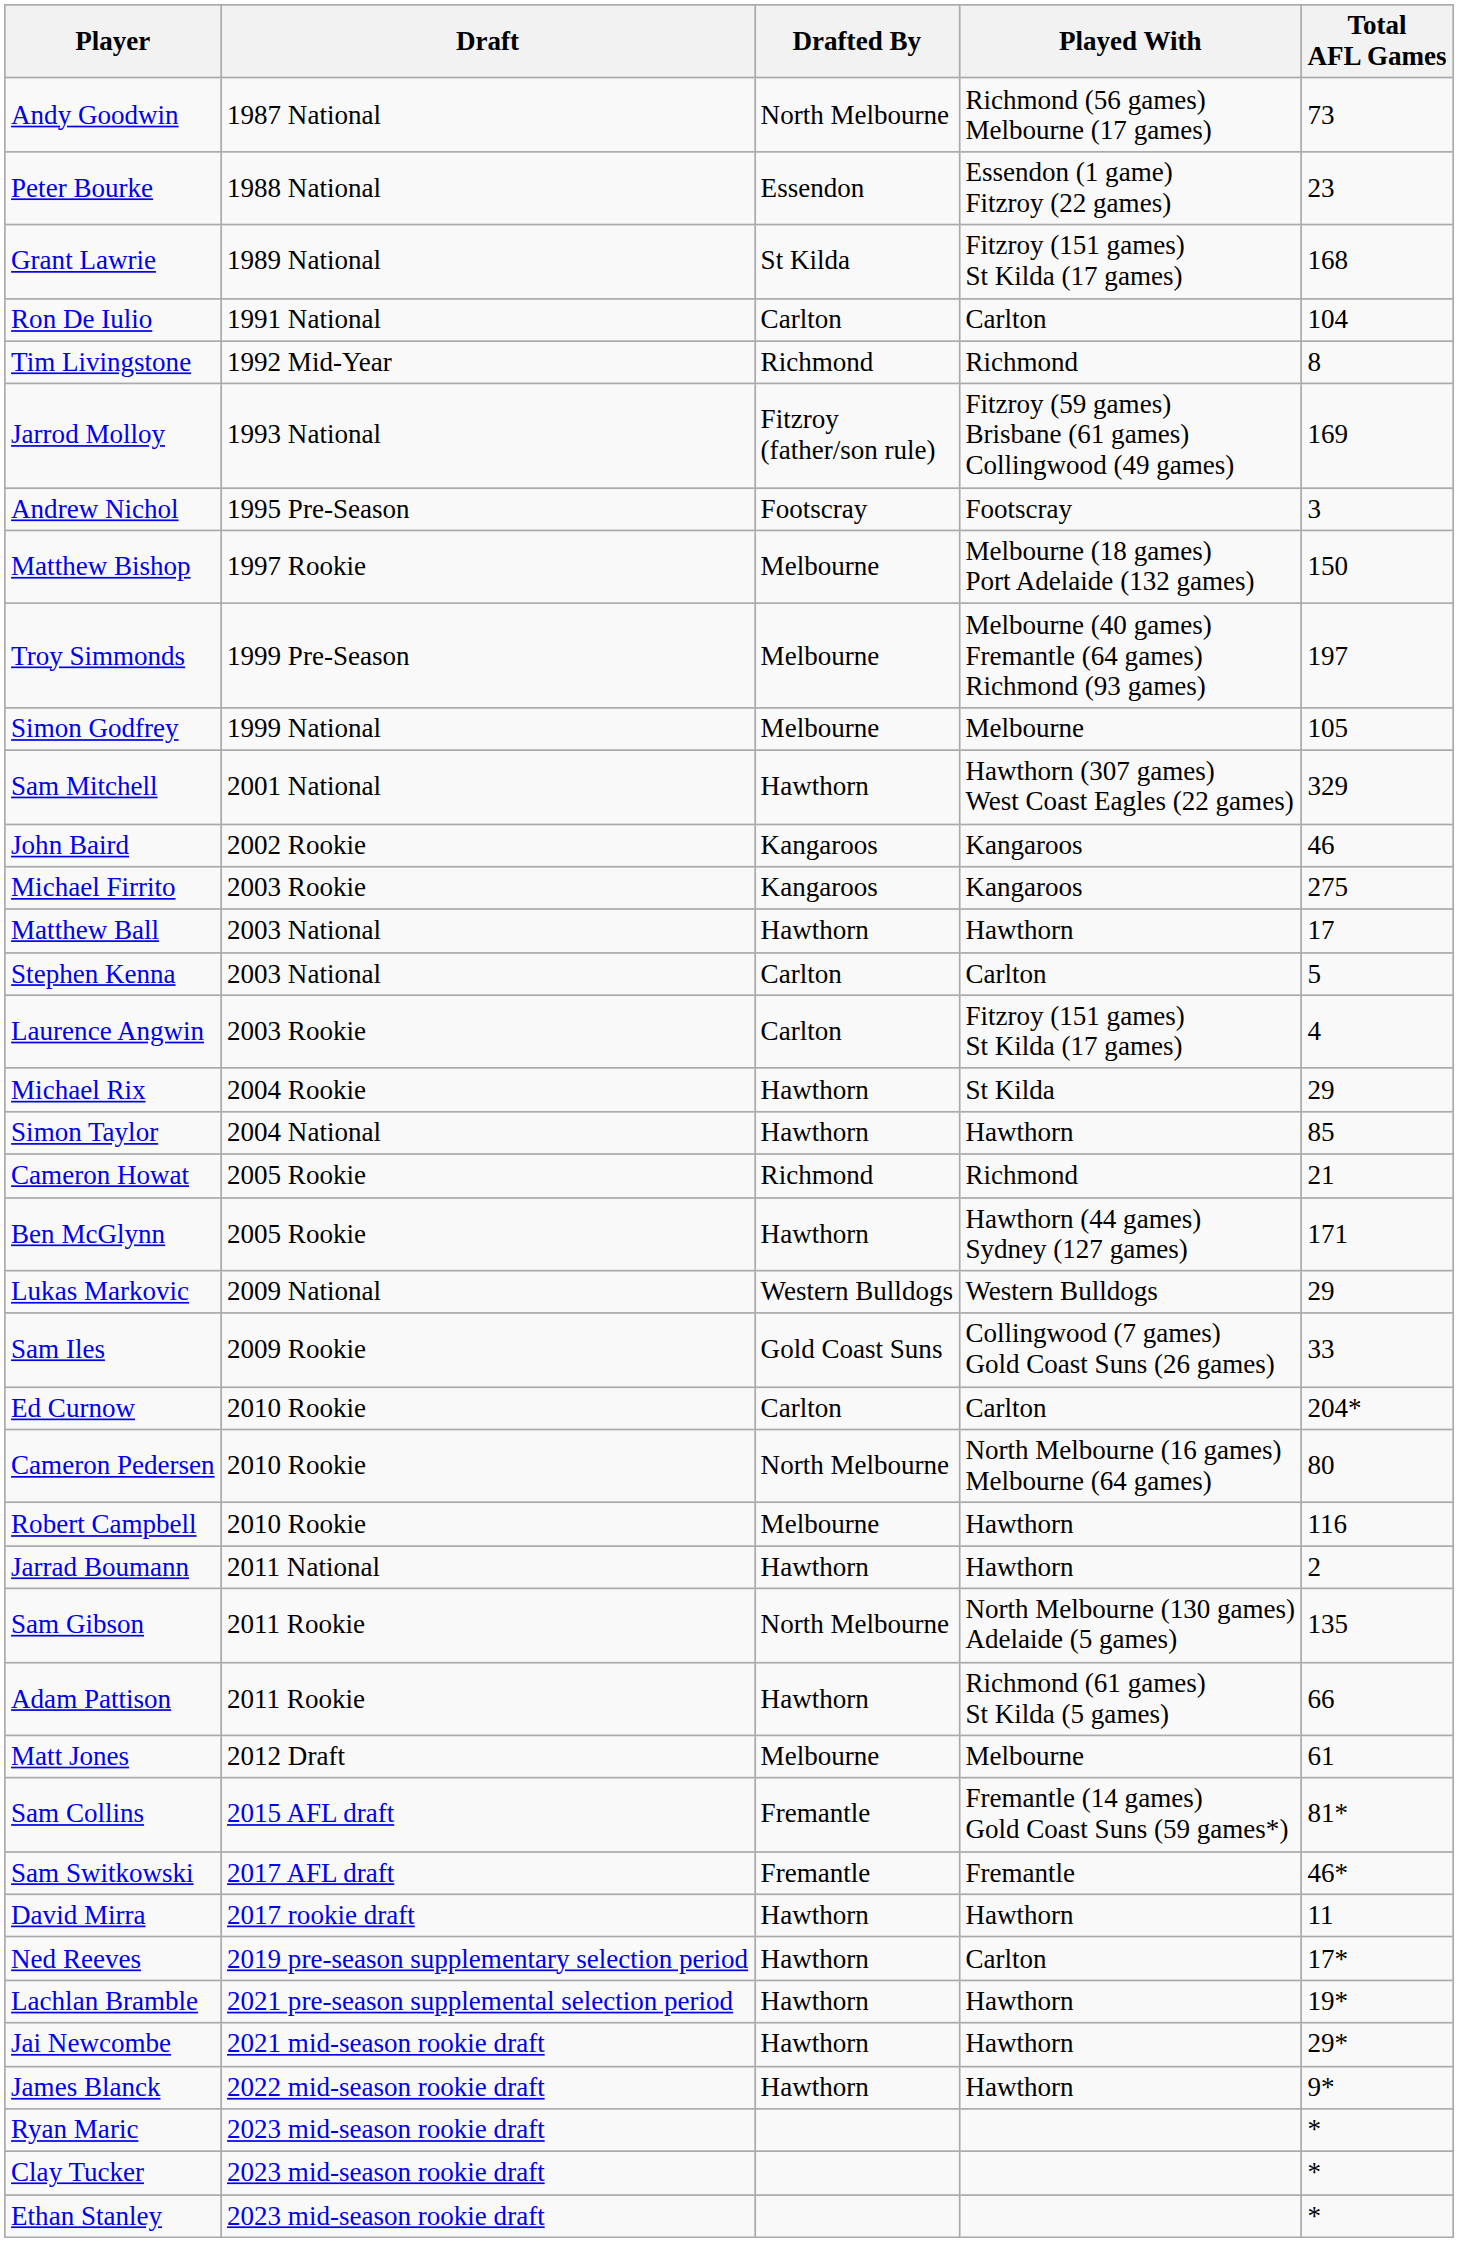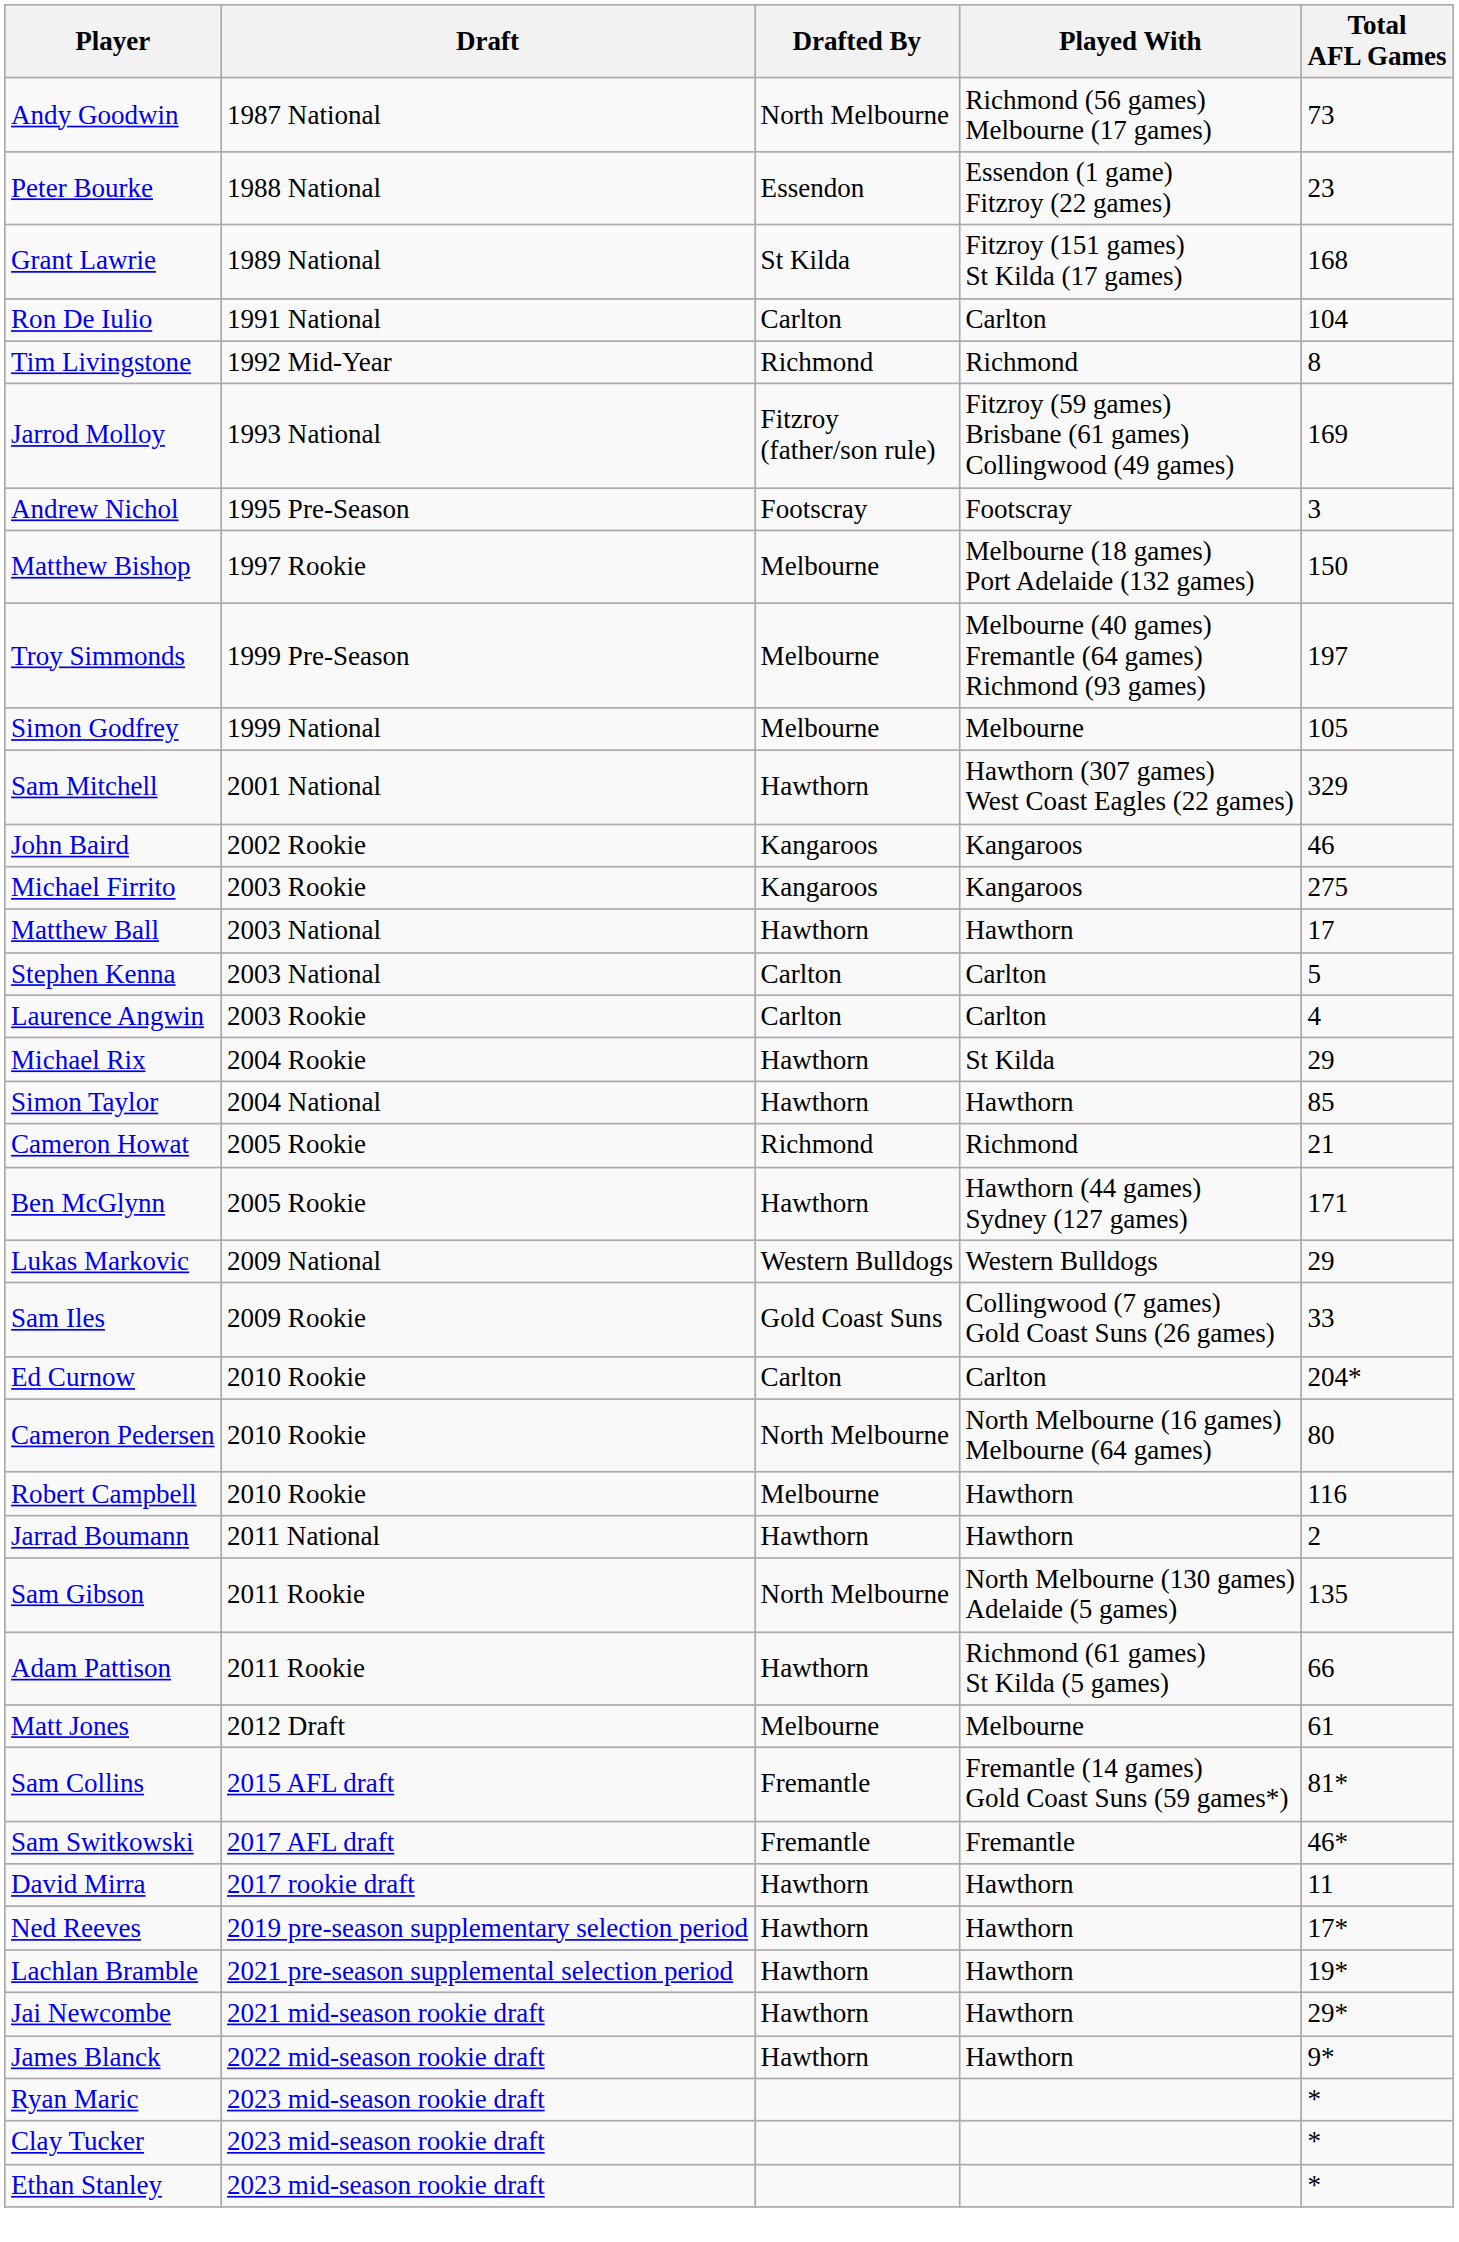(1075, 1031) Fitzroy (151 games) St Kilda (17 games) -> (1006, 1016) Carlton
(1006, 1958) Carlton -> (1019, 1927) Hawthorn
